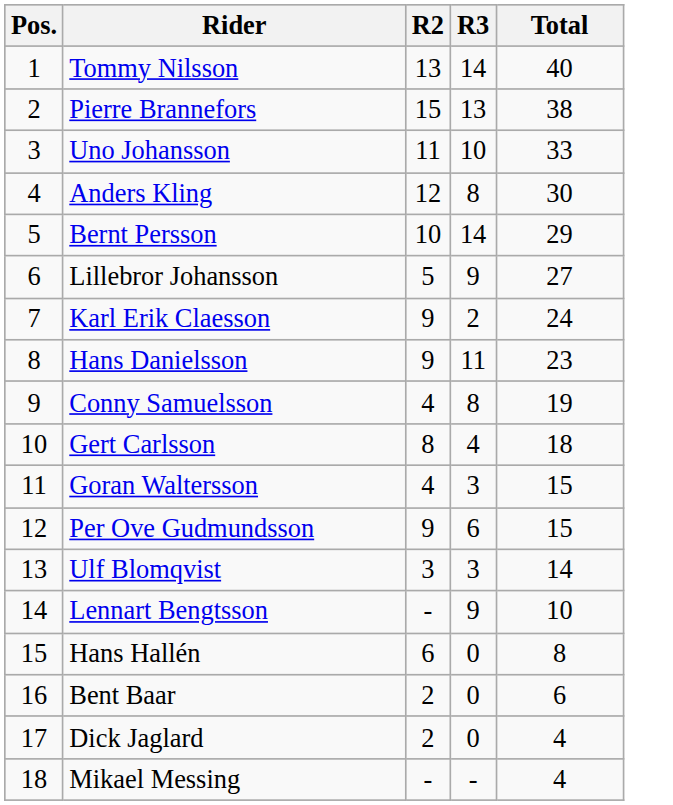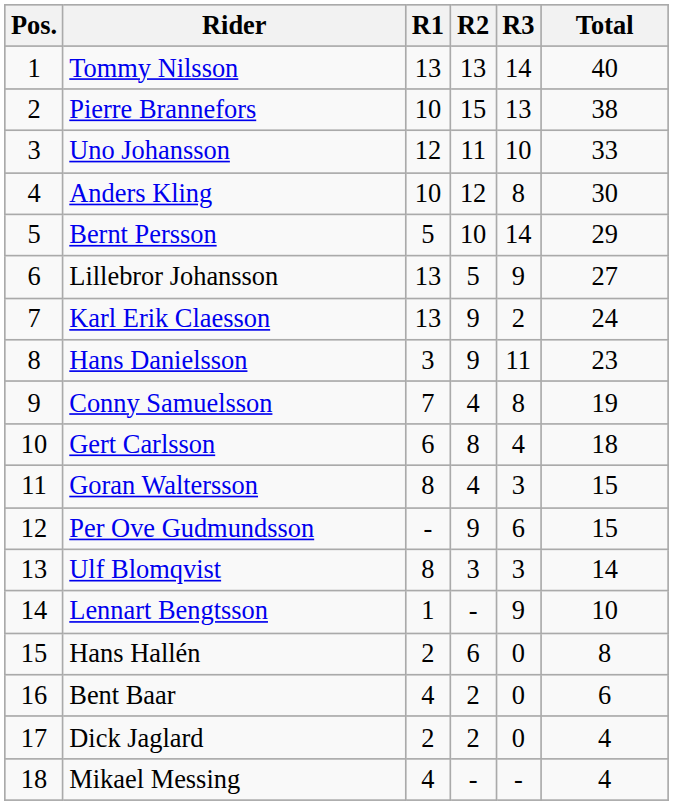+ column: (428, 25)
